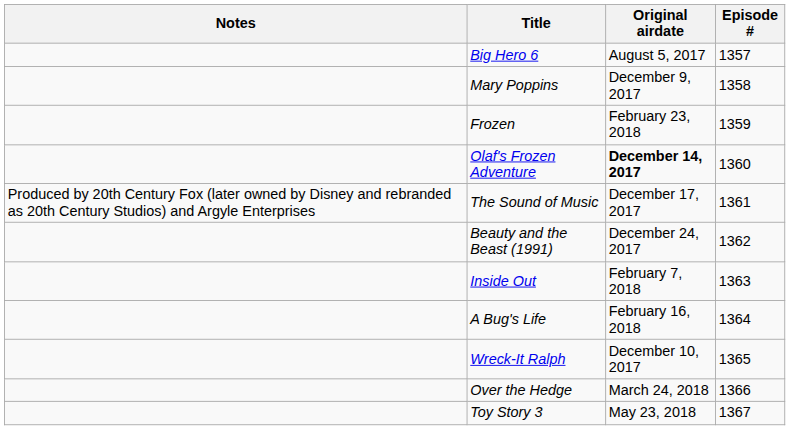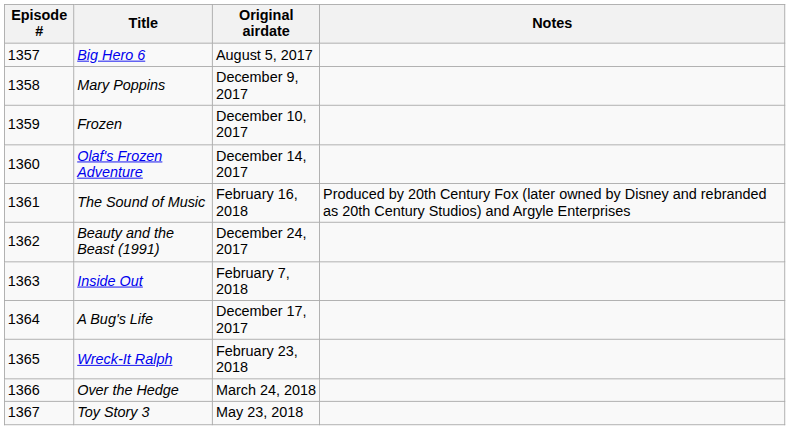columns swapped: (750, 24) <-> (236, 24)
(649, 124) February 23, 2018 -> (261, 124) December 10, 2017
(655, 163) bold -> (261, 163) normal
(654, 203) December 17, 2017 -> (257, 203) February 16, 2018
(649, 320) February 16, 2018 -> (261, 320) December 17, 2017
(654, 359) December 10, 2017 -> (257, 359) February 23, 2018
